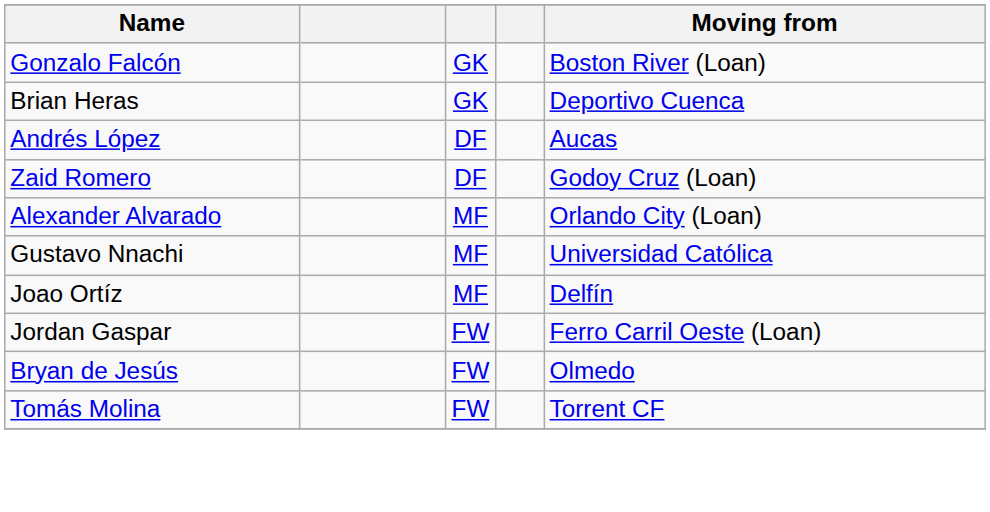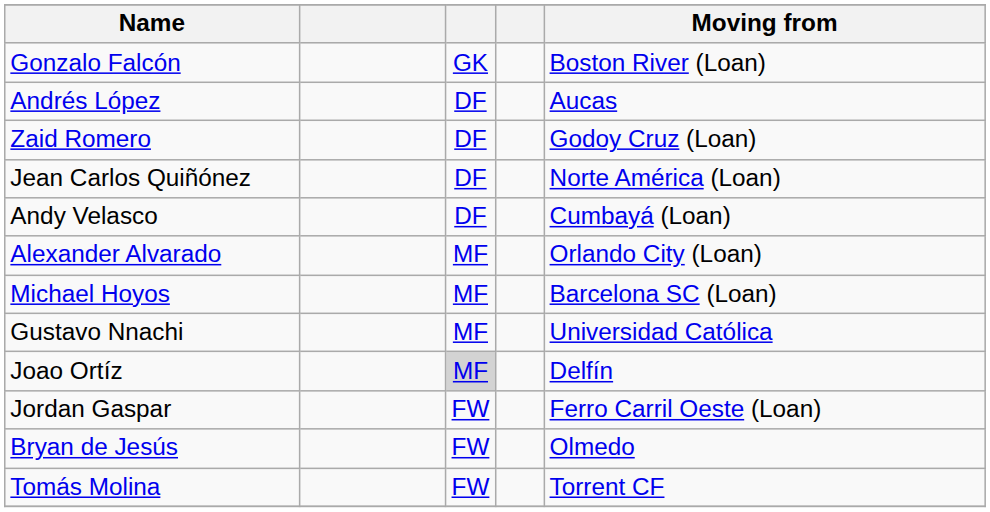- row: (75, 100)
+ row: (131, 178)
+ row: (84, 216)
+ row: (90, 293)
(470, 293) no background -> (470, 370) lightgrey background
